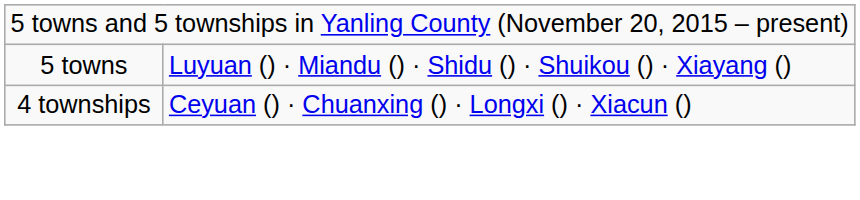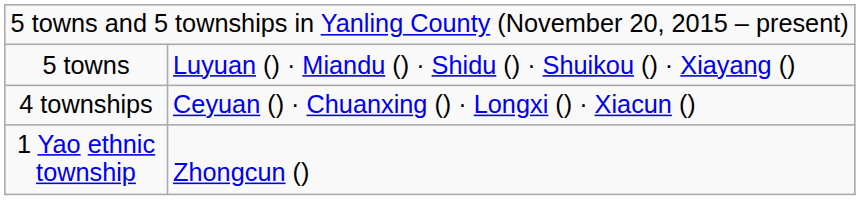+ row: (86, 159)
